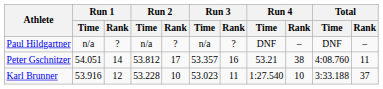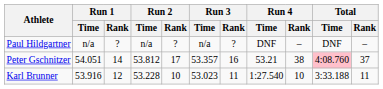(332, 60) no background -> (332, 60) pink background
(365, 60) 11 -> (365, 60) 37
(365, 76) 37 -> (365, 76) 11
